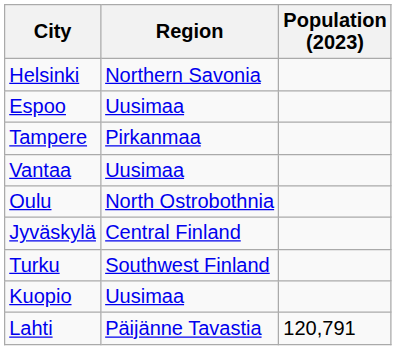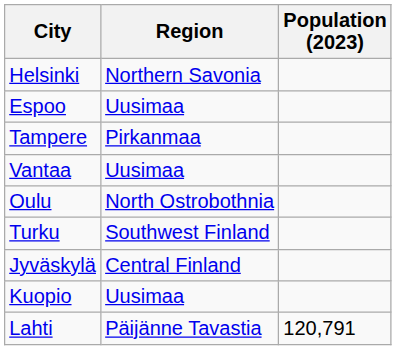rows swapped: (34, 264) <-> (53, 233)
